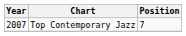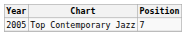(16, 25) 2007 -> (16, 25) 2005
